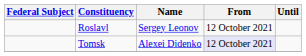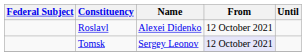(168, 28) Sergey Leonov -> (170, 28) Alexei Didenko
(170, 43) Alexei Didenko -> (168, 43) Sergey Leonov
